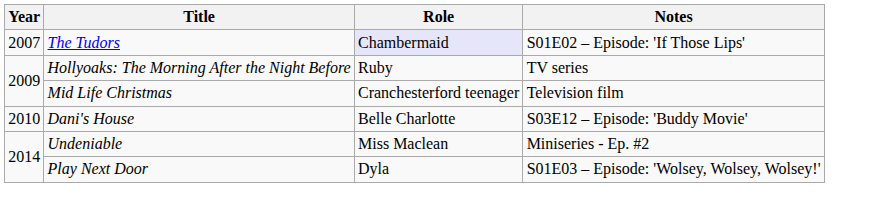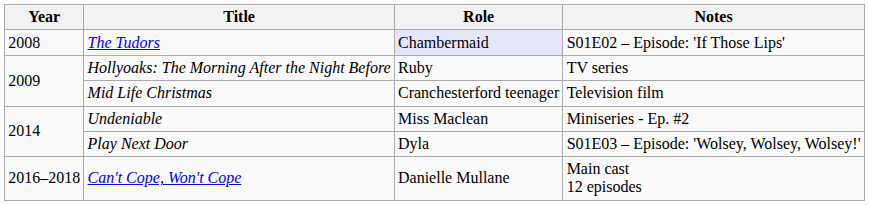(24, 42) 2007 -> (24, 42) 2008
- row: (91, 118)
+ row: (164, 178)
